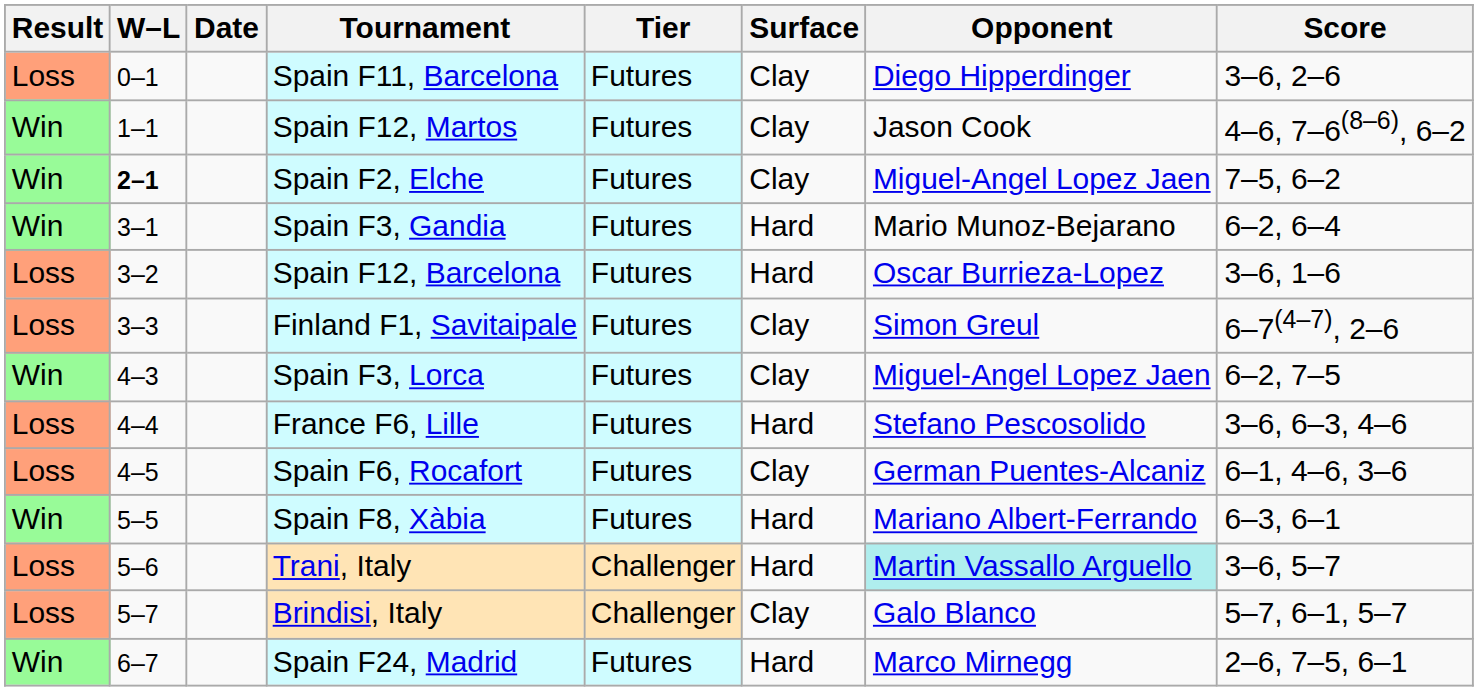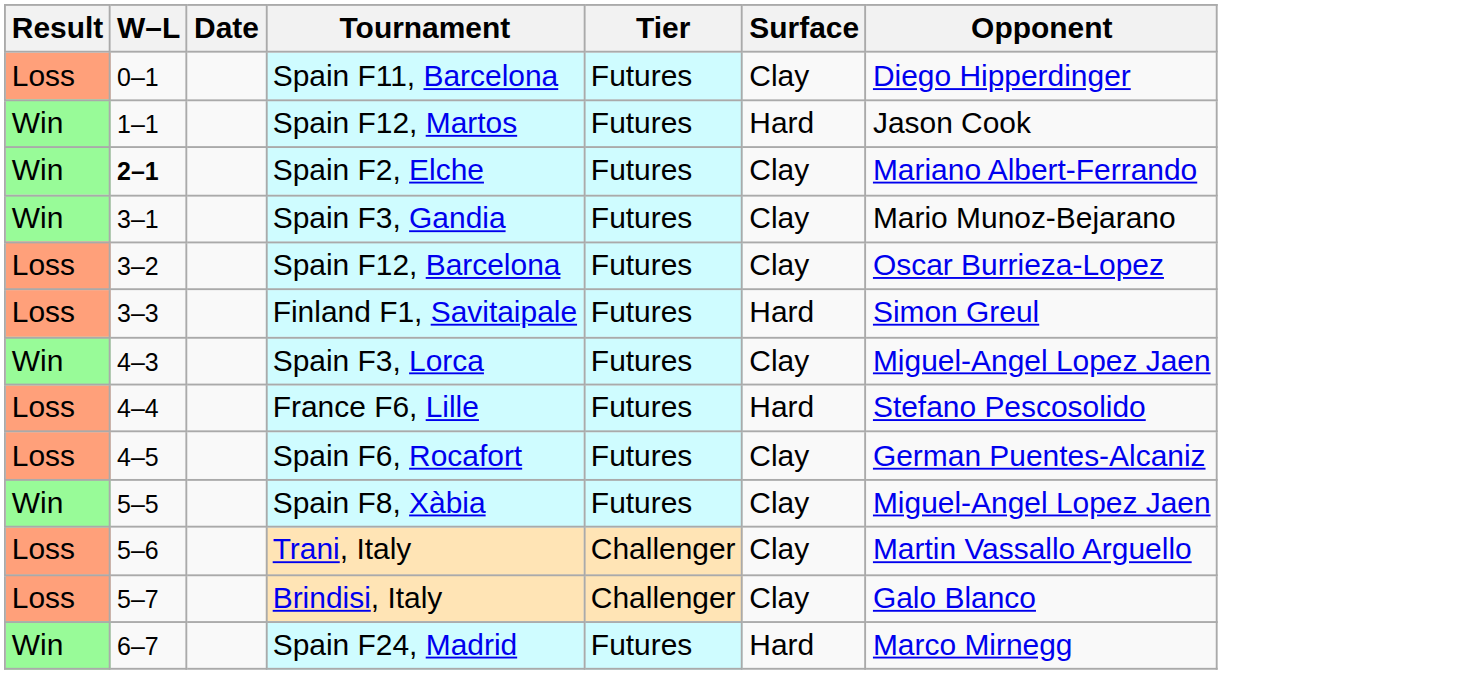- column: (1345, 28)
(779, 127) Clay -> (782, 123) Hard
(1042, 178) Miguel-Angel Lopez Jaen -> (1035, 170) Mariano Albert-Ferrando
(782, 226) Hard -> (779, 218) Clay
(782, 273) Hard -> (779, 265) Clay
(779, 325) Clay -> (782, 312) Hard
(782, 518) Hard -> (779, 502) Clay
(1035, 518) Mariano Albert-Ferrando -> (1042, 502) Miguel-Angel Lopez Jaen
(782, 566) Hard -> (779, 550) Clay
(1032, 566) paleturquoise background -> (1032, 550) no background
